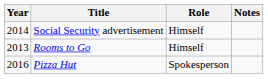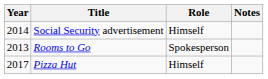(186, 47) Himself -> (199, 47) Spokesperson
(18, 64) 2016 -> (18, 64) 2017
(199, 64) Spokesperson -> (186, 64) Himself
